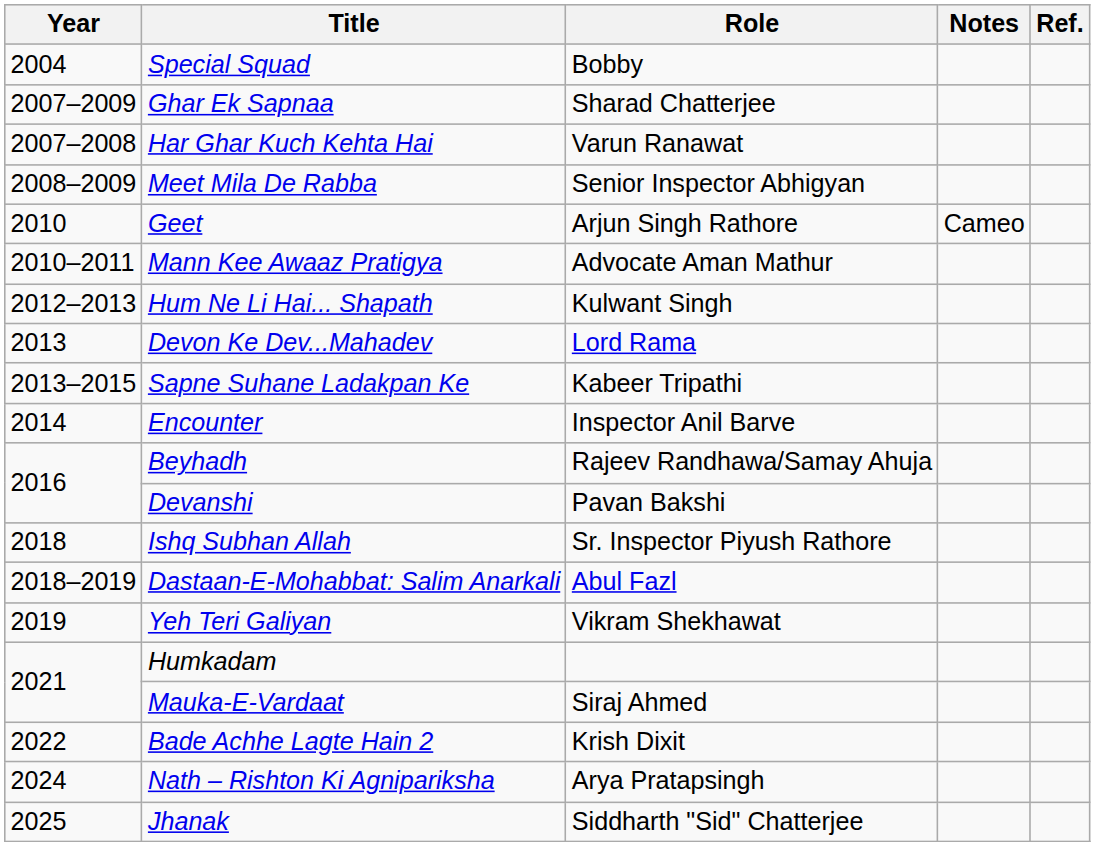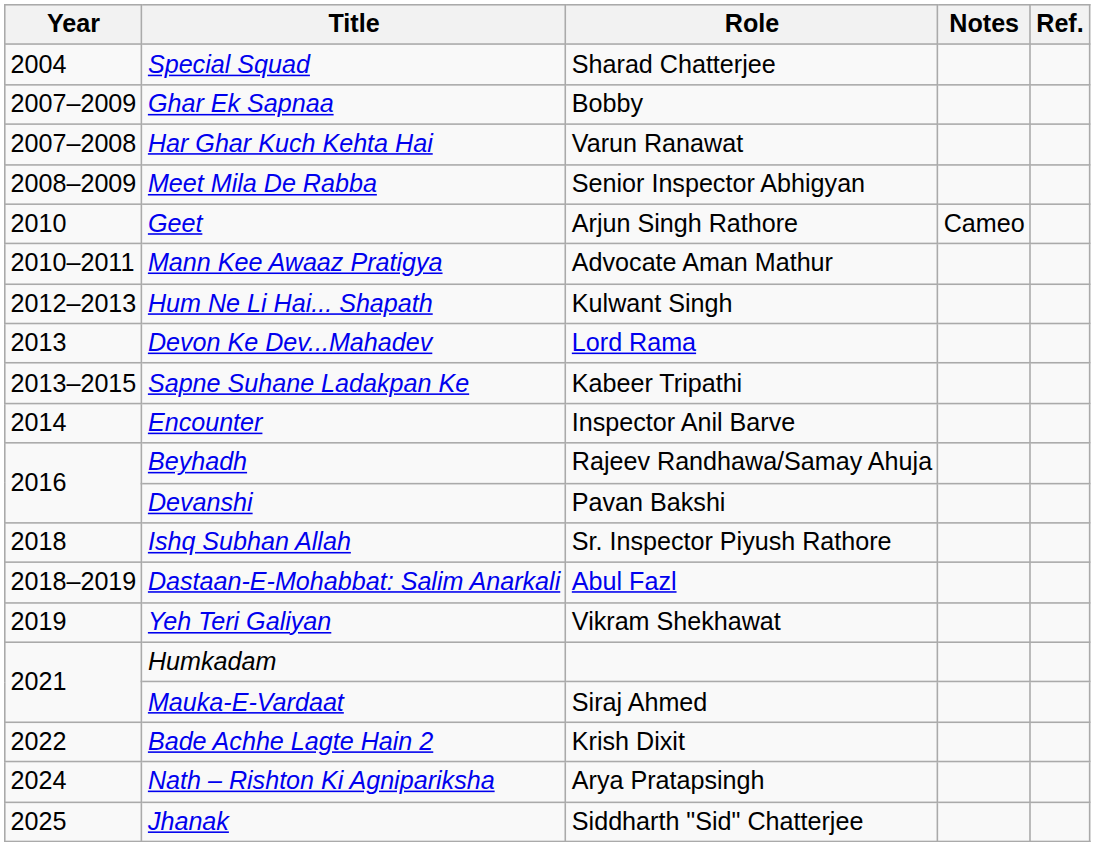(607, 64) Bobby -> (674, 64) Sharad Chatterjee
(674, 104) Sharad Chatterjee -> (607, 104) Bobby
